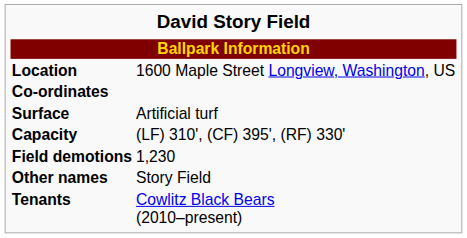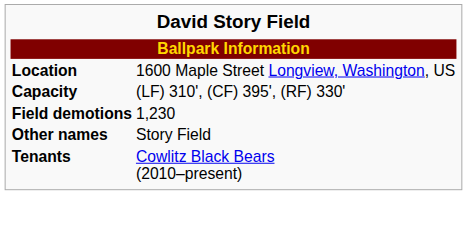- row: (60, 92)
- row: (41, 113)
